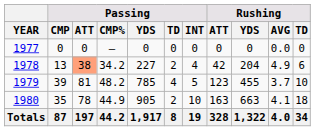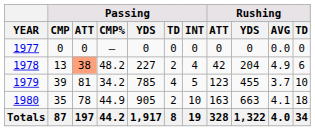(112, 65) 34.2 -> (112, 65) 48.2
(112, 83) 48.2 -> (112, 83) 34.2
